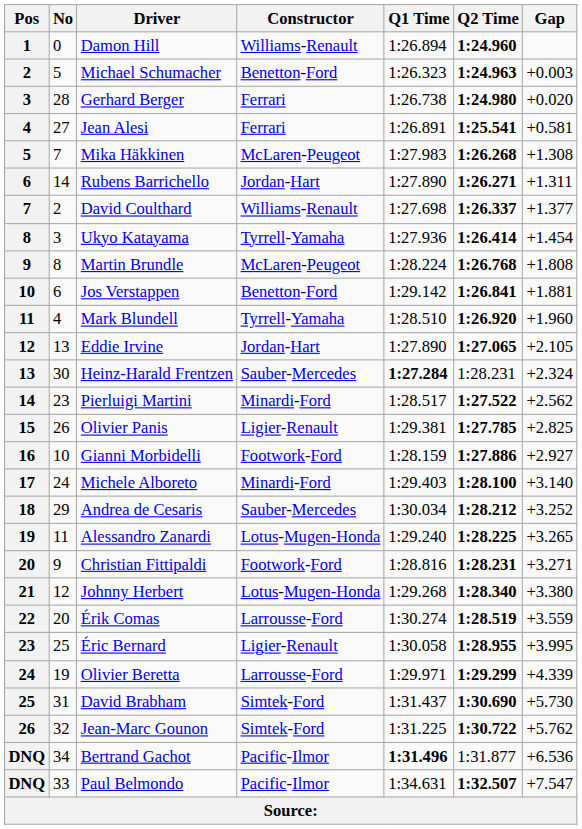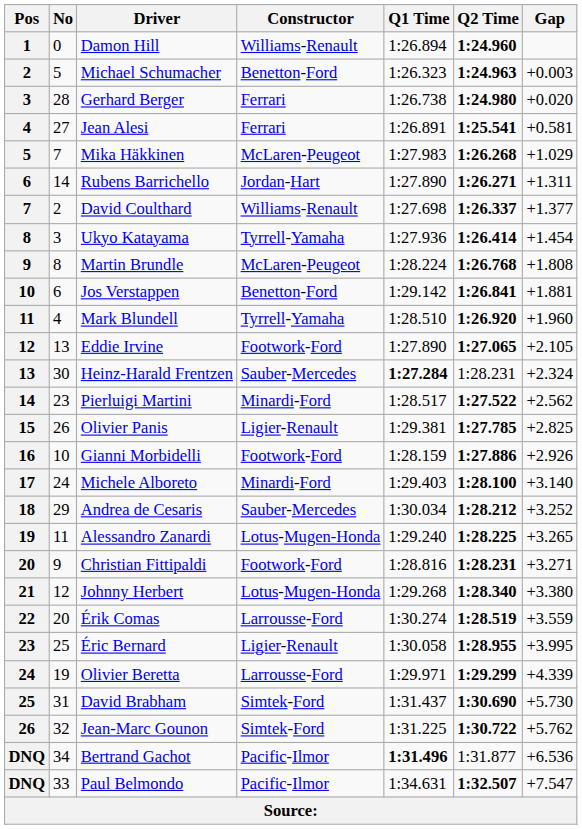(550, 154) +1.308 -> (550, 154) +1.029
(280, 346) Jordan-Hart -> (291, 346) Footwork-Ford
(550, 455) +2.927 -> (550, 455) +2.926
